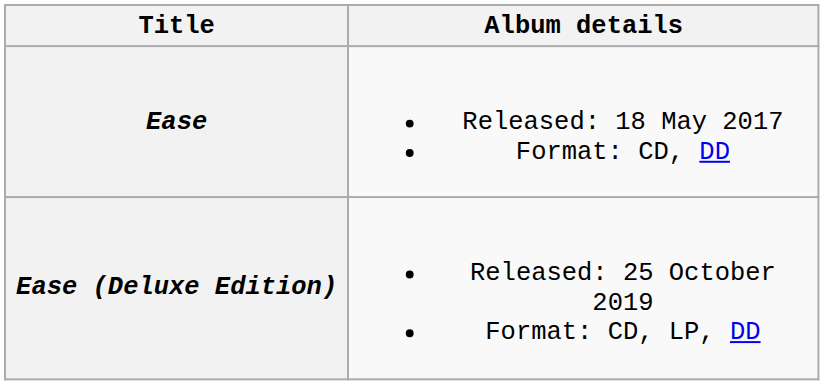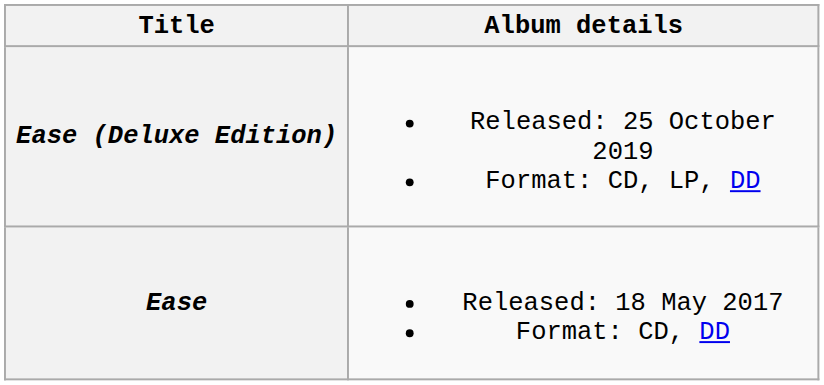rows swapped: (177, 122) <-> (177, 288)
